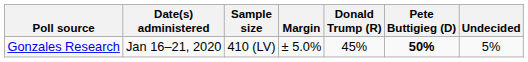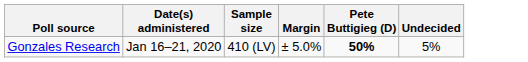- column: (354, 21)
